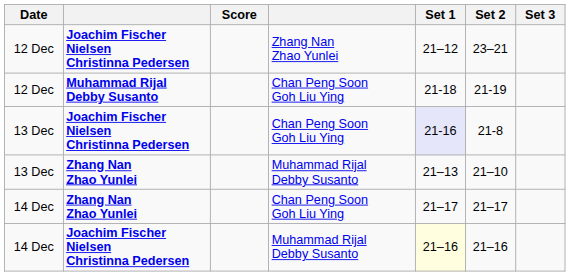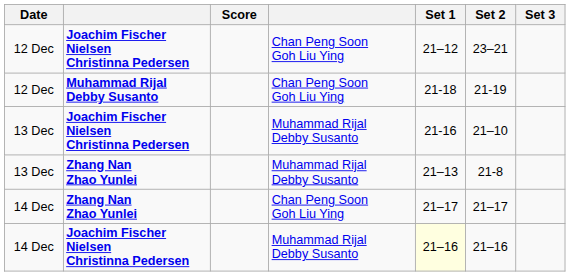(305, 49) Zhang Nan Zhao Yunlei -> (320, 49) Chan Peng Soon Goh Liu Ying
(320, 131) Chan Peng Soon Goh Liu Ying -> (319, 131) Muhammad Rijal Debby Susanto
(440, 131) lavender background -> (440, 131) no background
(490, 131) 21-8 -> (490, 131) 21–10
(490, 172) 21–10 -> (490, 172) 21-8
